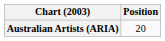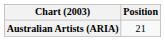(141, 28) 20 -> (141, 28) 21
